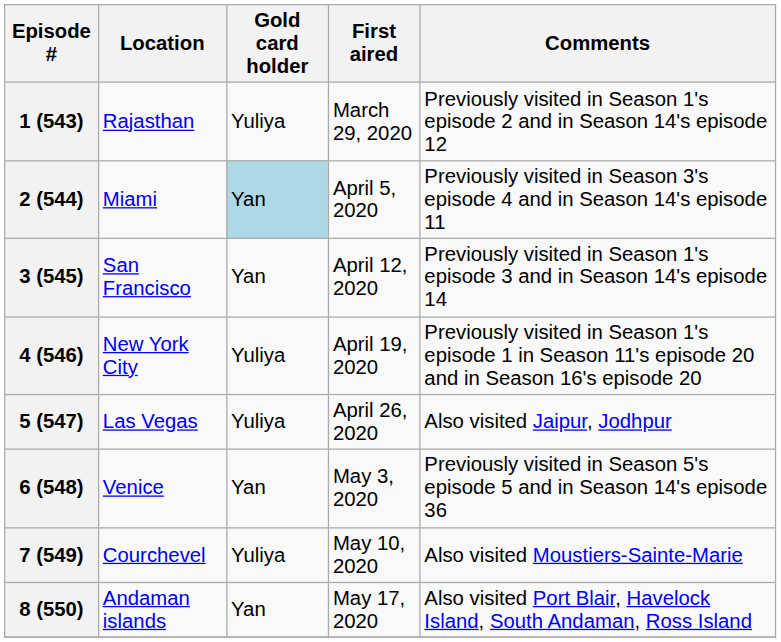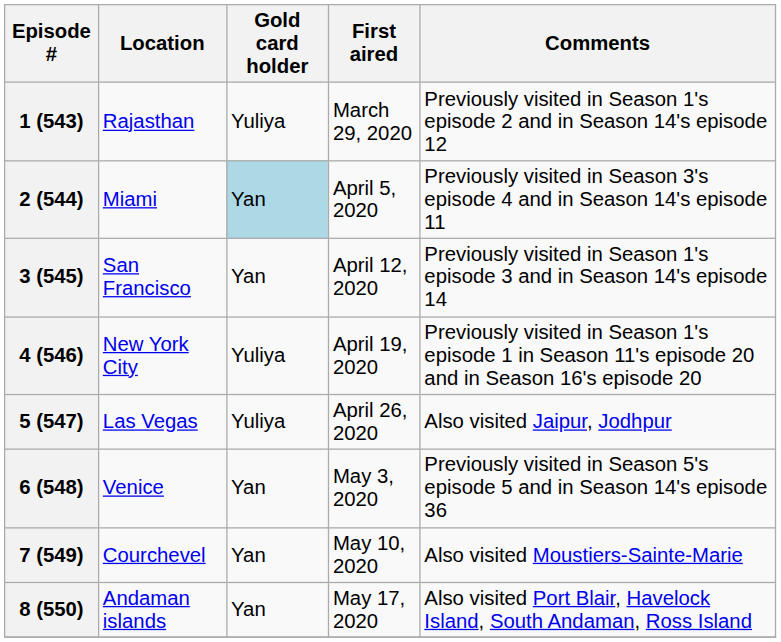(258, 554) Yuliya -> (248, 554) Yan
